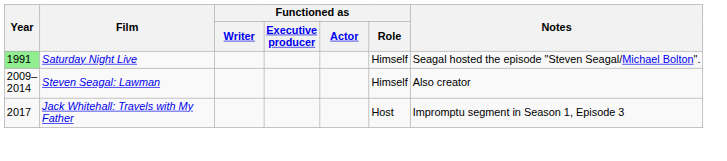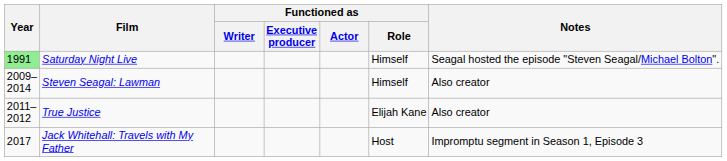+ row: (71, 112)
